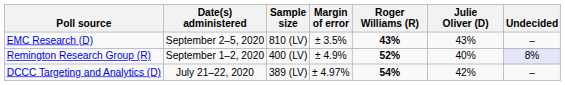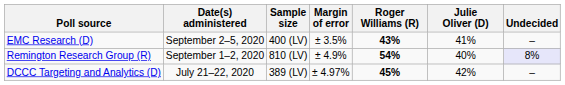(288, 40) 810 (LV) -> (288, 40) 400 (LV)
(466, 40) 43% -> (466, 40) 41%
(288, 56) 400 (LV) -> (288, 56) 810 (LV)
(390, 56) 52% -> (390, 56) 54%
(390, 73) 54% -> (390, 73) 45%
